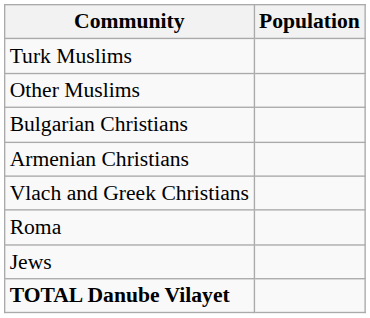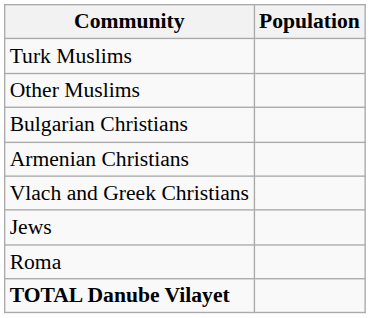rows swapped: (35, 227) <-> (31, 261)
